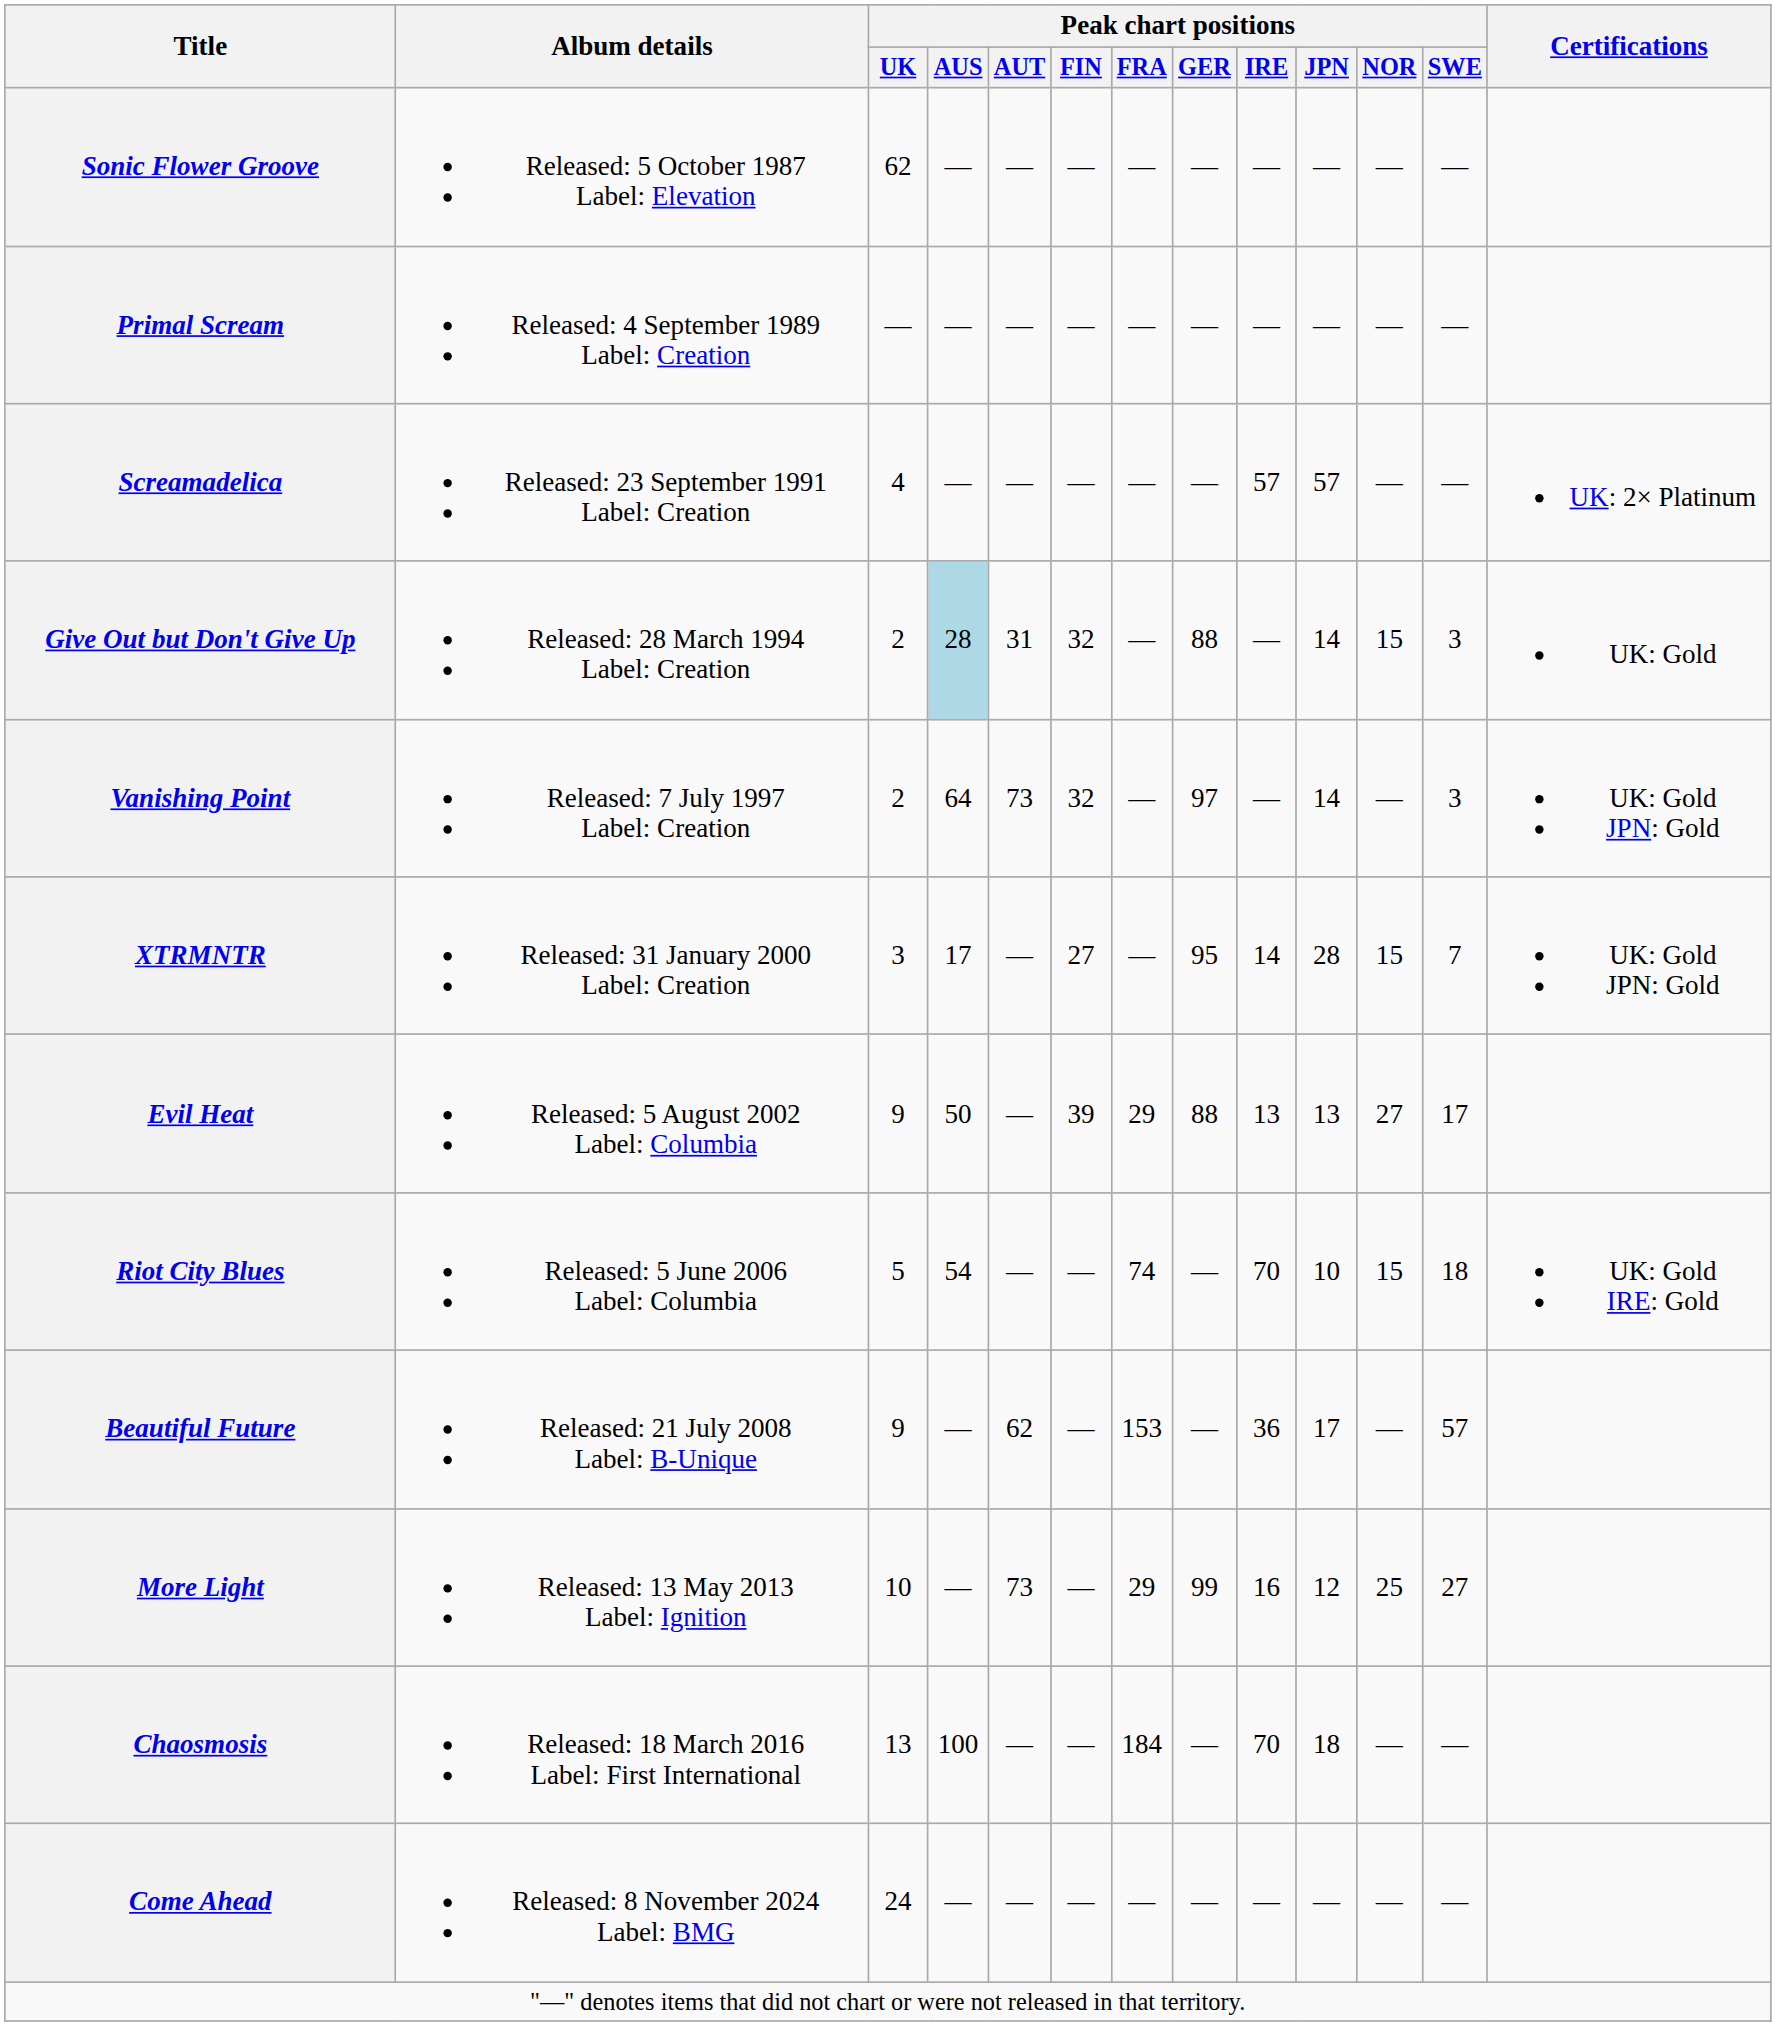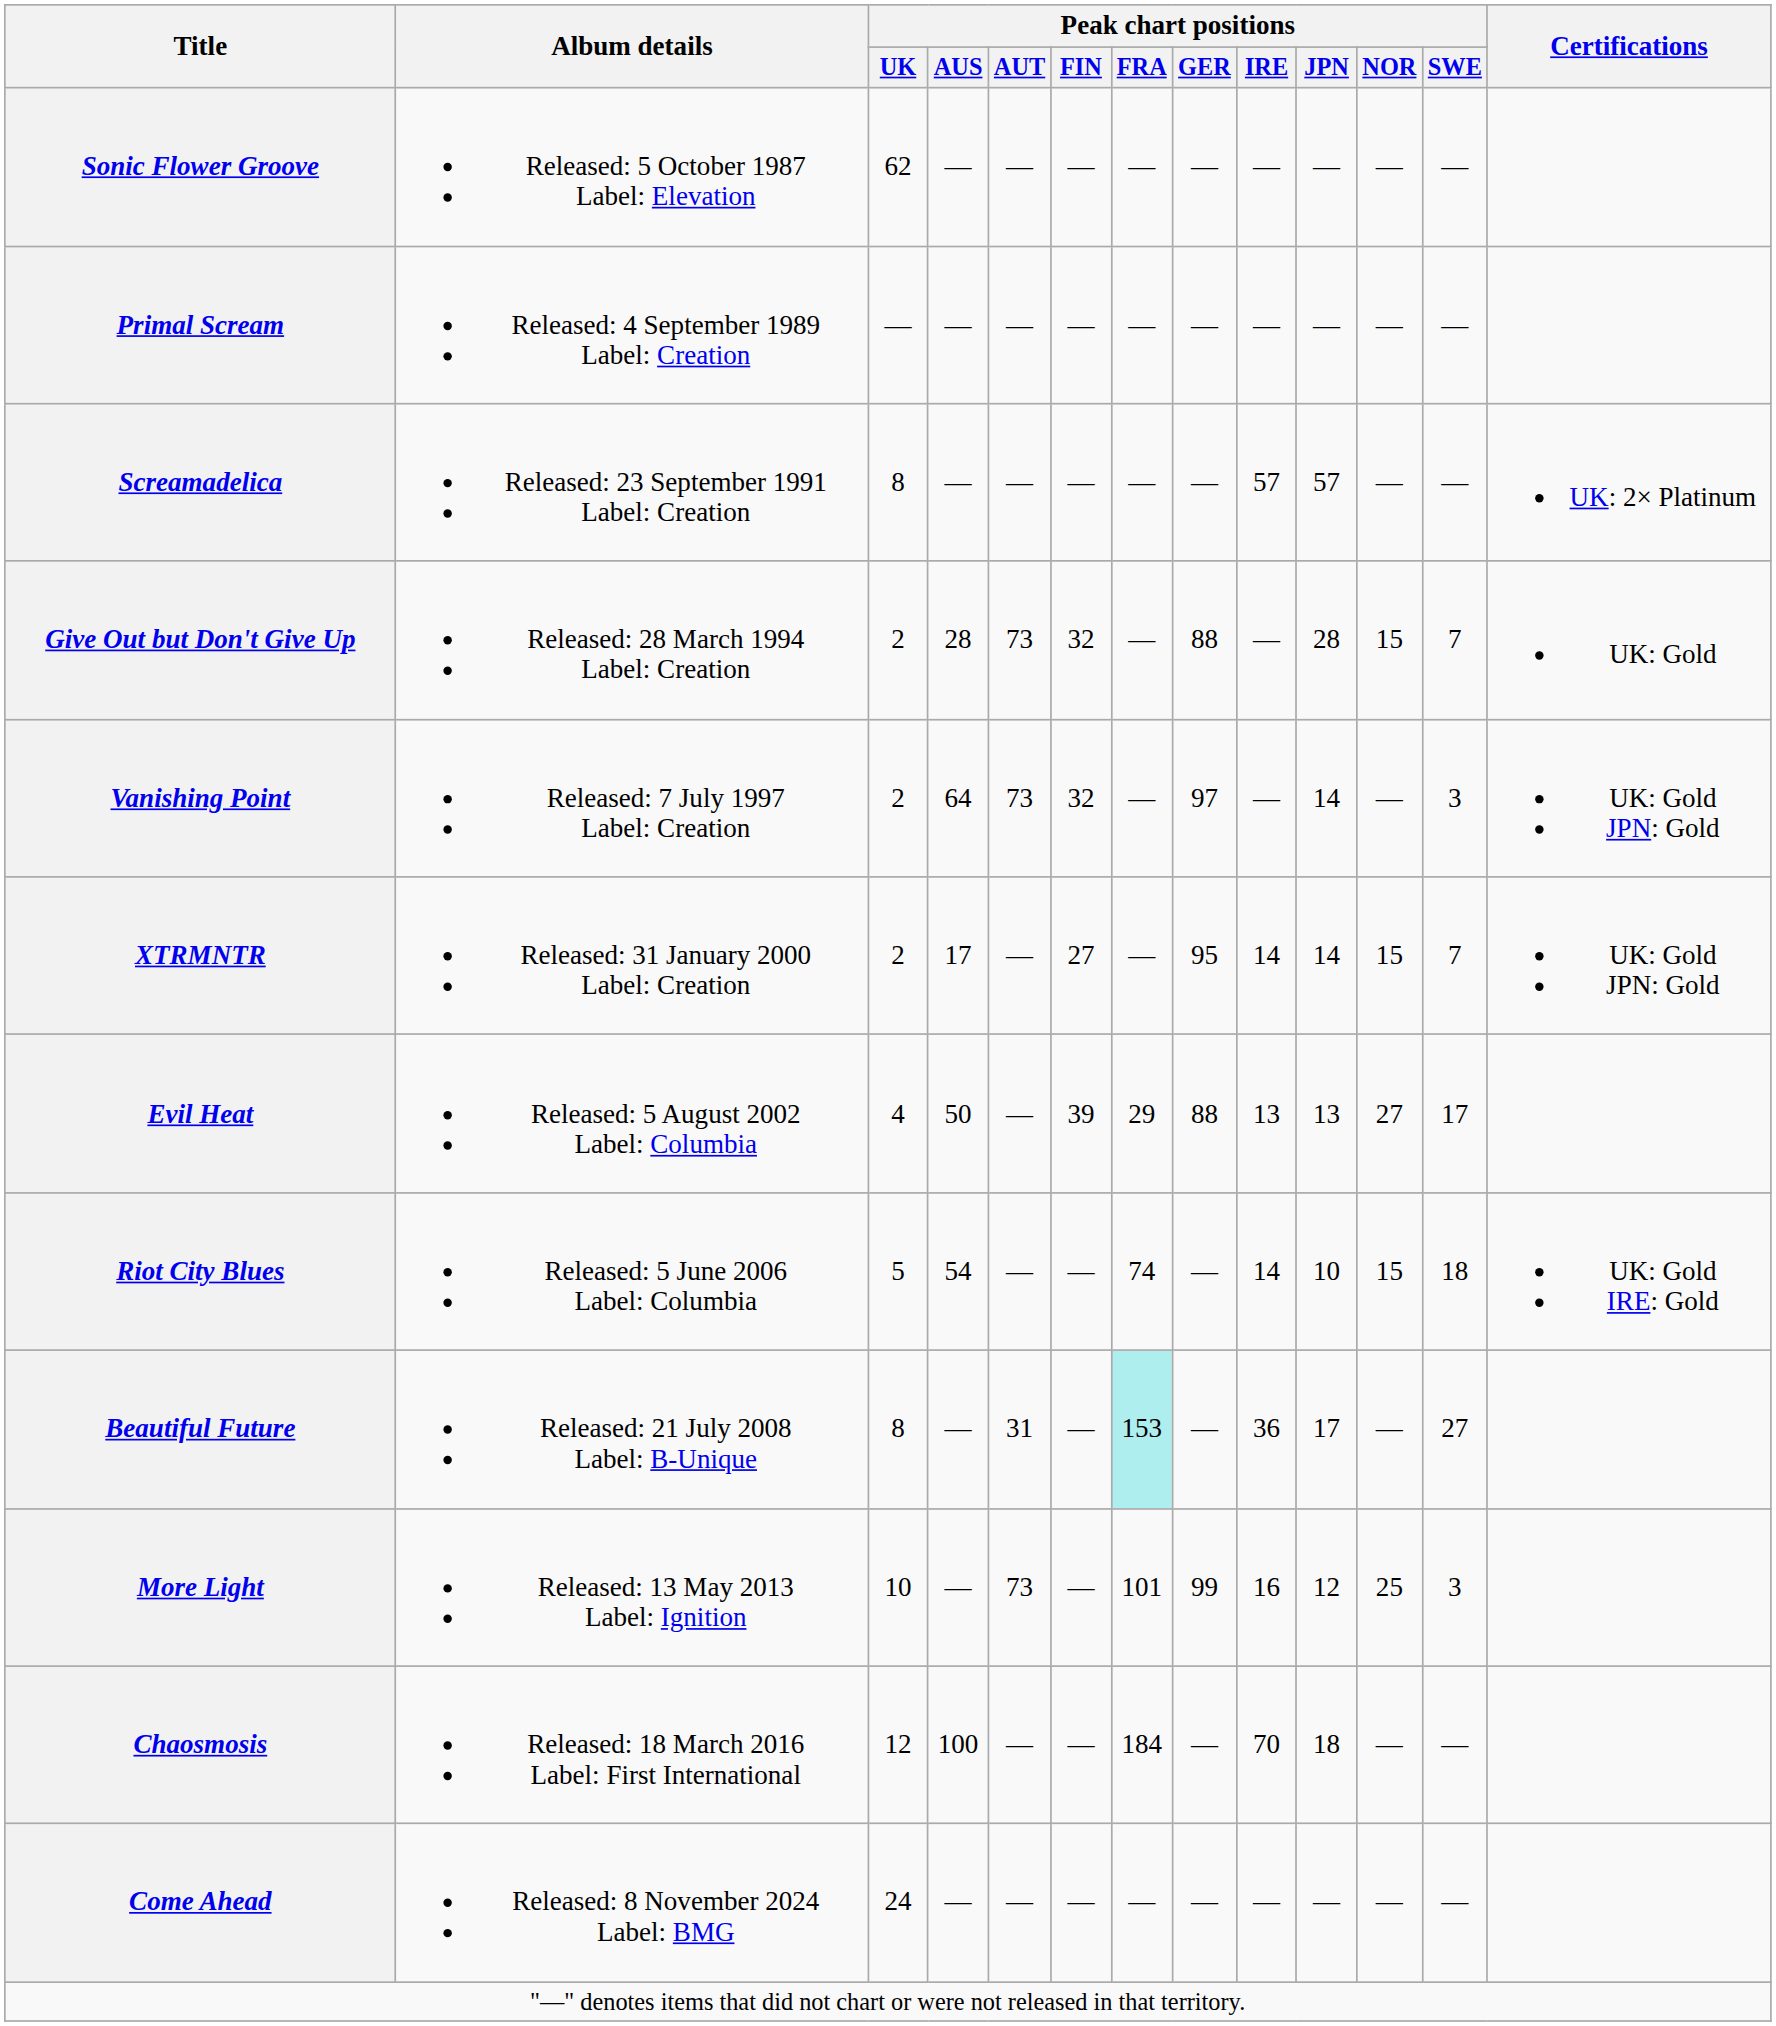(898, 482) 4 -> (898, 482) 8
(958, 639) lightblue background -> (958, 639) no background
(1020, 639) 31 -> (1020, 639) 73
(1327, 639) 14 -> (1327, 639) 28
(1455, 639) 3 -> (1455, 639) 7
(898, 955) 3 -> (898, 955) 2
(1327, 955) 28 -> (1327, 955) 14
(898, 1113) 9 -> (898, 1113) 4
(1267, 1271) 70 -> (1267, 1271) 14
(898, 1428) 9 -> (898, 1428) 8
(1020, 1428) 62 -> (1020, 1428) 31
(1142, 1428) no background -> (1142, 1428) paleturquoise background
(1455, 1428) 57 -> (1455, 1428) 27
(1142, 1586) 29 -> (1142, 1586) 101
(1455, 1586) 27 -> (1455, 1586) 3
(898, 1744) 13 -> (898, 1744) 12
